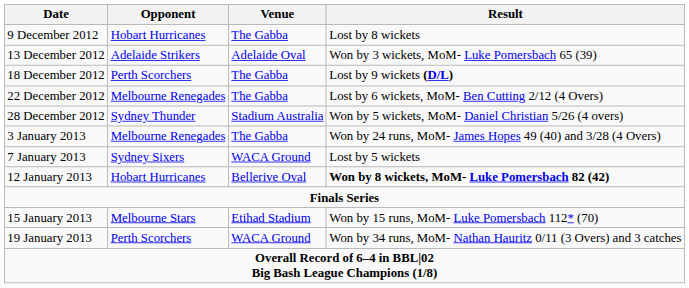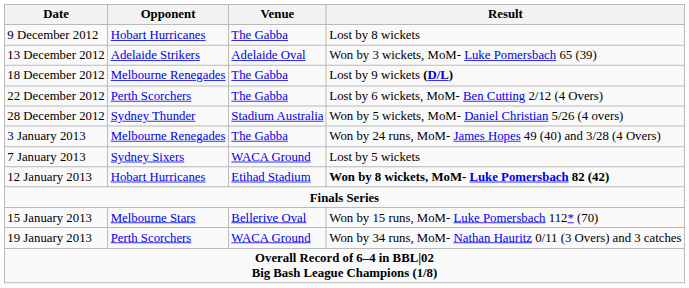(151, 75) Perth Scorchers -> (168, 75) Melbourne Renegades
(168, 95) Melbourne Renegades -> (151, 95) Perth Scorchers
(269, 177) Bellerive Oval -> (271, 177) Etihad Stadium
(271, 217) Etihad Stadium -> (269, 217) Bellerive Oval
